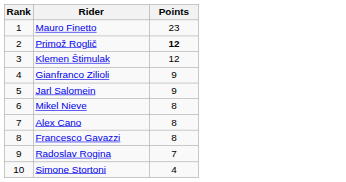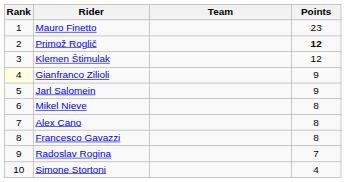+ column: (220, 12)
(19, 75) no background -> (19, 75) lightyellow background
